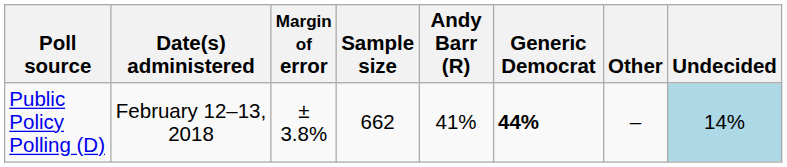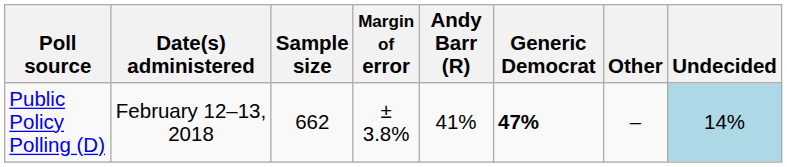columns swapped: (378, 55) <-> (304, 45)
(519, 122) 44% -> (519, 122) 47%
